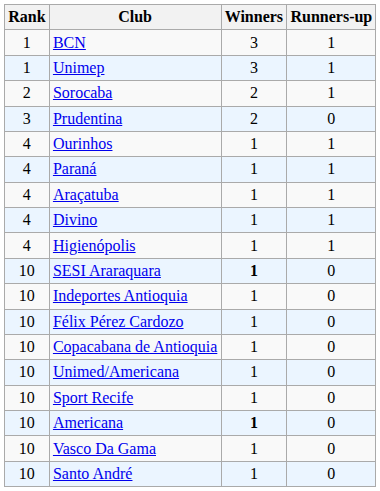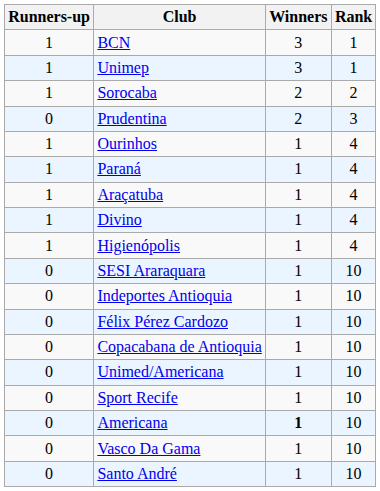columns swapped: (27, 17) <-> (331, 17)
(254, 270) bold -> (298, 270) normal
